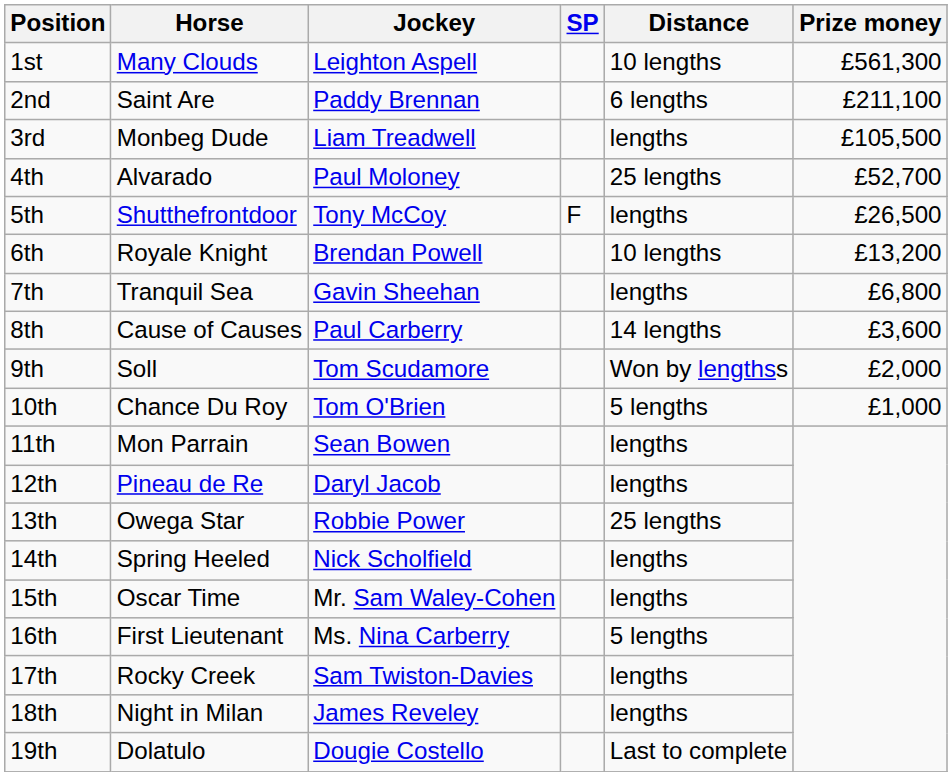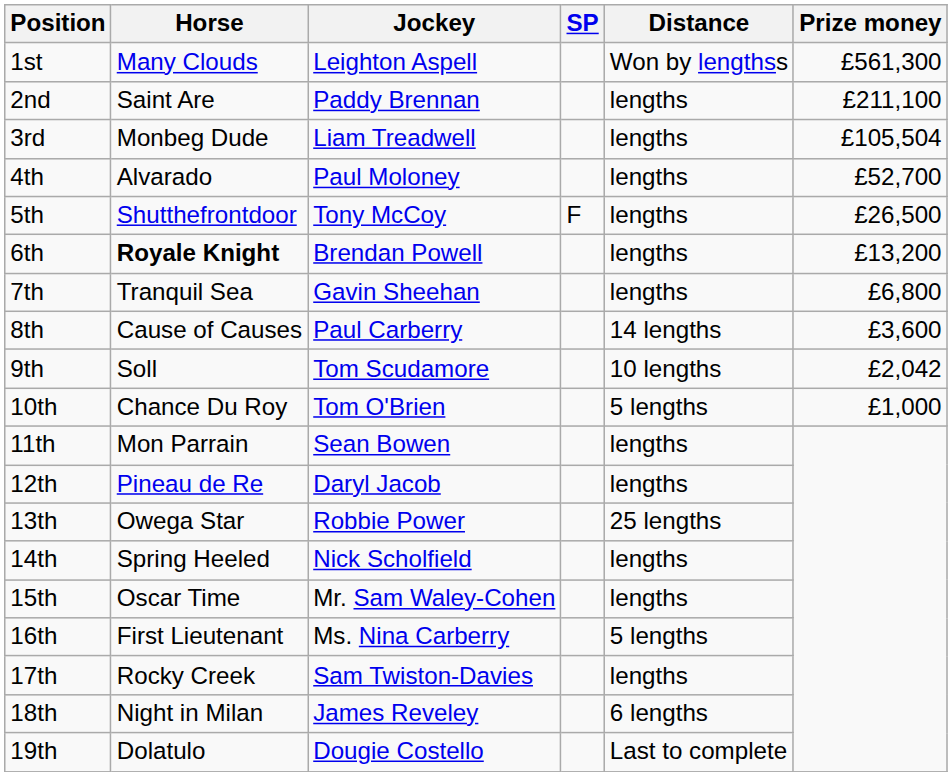(666, 61) 10 lengths -> (699, 61) Won by lengthss
(659, 100) 6 lengths -> (649, 100) lengths
(891, 138) £105,500 -> (891, 138) £105,504
(666, 176) 25 lengths -> (649, 176) lengths
(192, 253) normal -> (198, 253) bold
(666, 253) 10 lengths -> (649, 253) lengths
(699, 368) Won by lengthss -> (666, 368) 10 lengths
(905, 368) £2,000 -> (905, 368) £2,042
(649, 713) lengths -> (659, 713) 6 lengths
